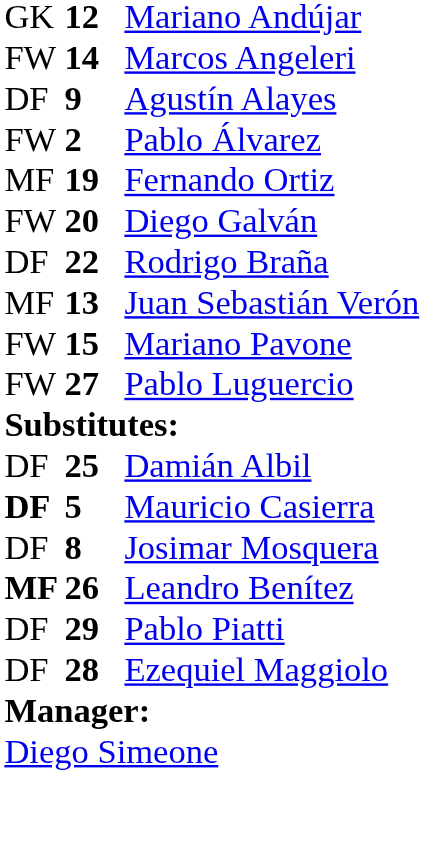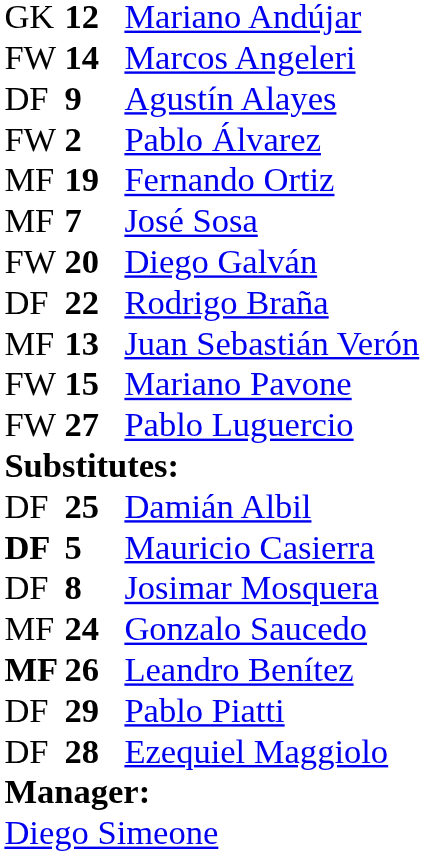+ row: (191, 220)
+ row: (246, 628)
